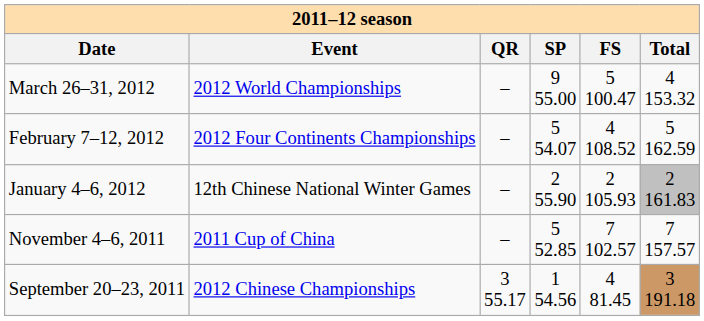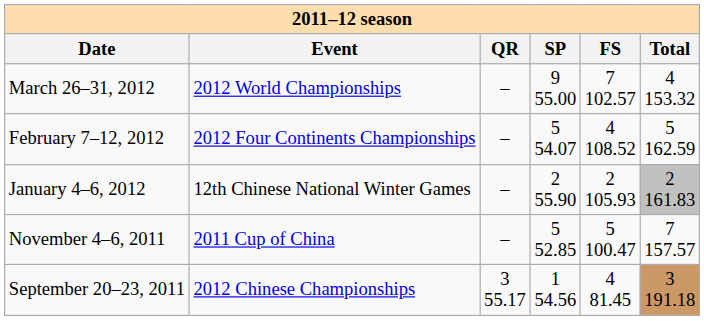(610, 88) 5 100.47 -> (610, 88) 7 102.57
(610, 239) 7 102.57 -> (610, 239) 5 100.47
